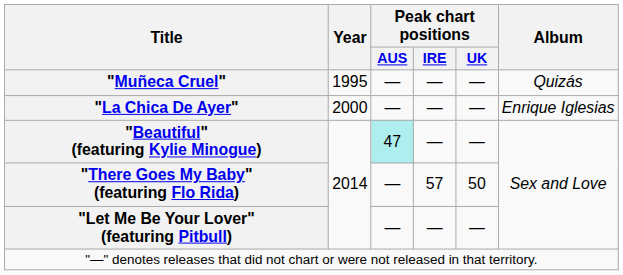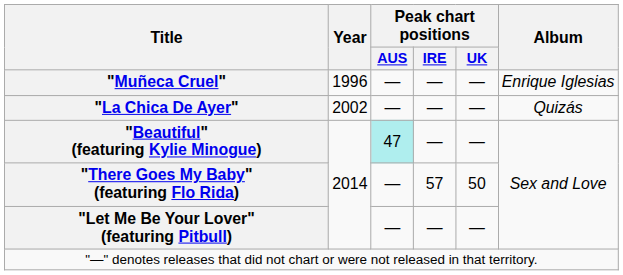(350, 82) 1995 -> (350, 82) 1996
(558, 82) Quizás -> (558, 82) Enrique Iglesias
(350, 107) 2000 -> (350, 107) 2002
(558, 107) Enrique Iglesias -> (558, 107) Quizás
